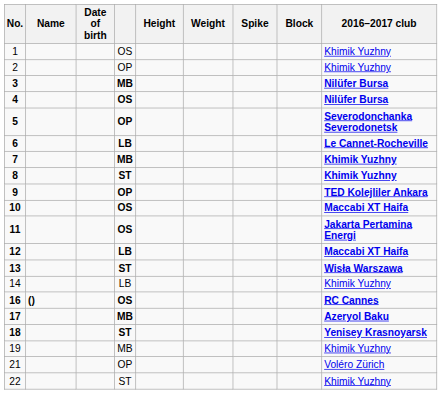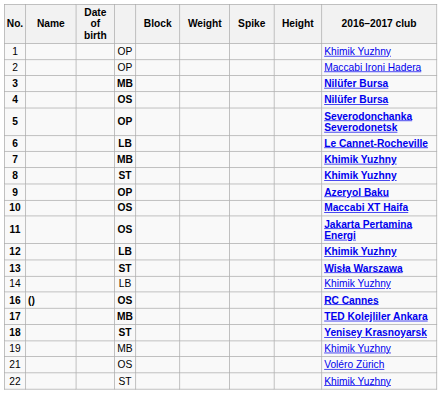columns swapped: (159, 24) <-> (299, 24)
(125, 52) OS -> (125, 52) OP
(358, 68) Khimik Yuzhny -> (373, 68) Maccabi Ironi Hadera
(376, 192) TED Kolejliler Ankara -> (357, 192) Azeryol Baku
(366, 252) Maccabi XT Haifa -> (360, 252) Khimik Yuzhny
(357, 317) Azeryol Baku -> (376, 317) TED Kolejliler Ankara
(125, 365) OP -> (125, 365) OS
